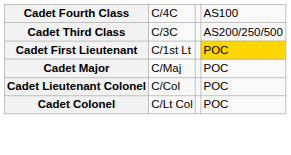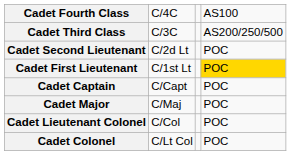+ row: (76, 50)
+ row: (76, 86)
